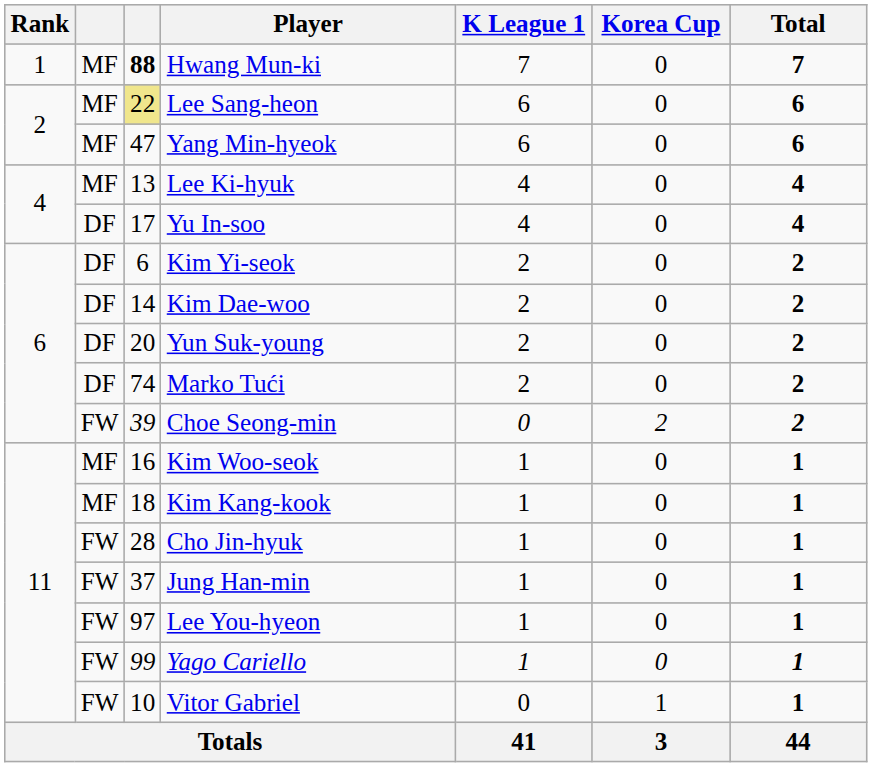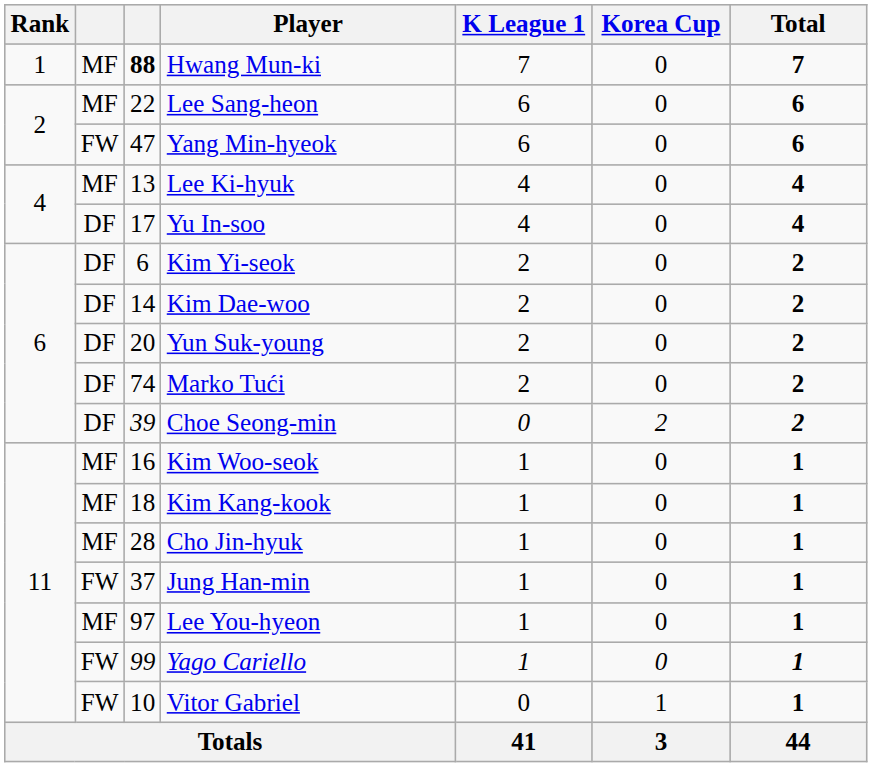(143, 104) khaki background -> (143, 104) no background
(100, 143) MF -> (100, 143) FW
(100, 422) FW -> (100, 422) DF
(100, 542) FW -> (100, 542) MF
(100, 622) FW -> (100, 622) MF
